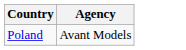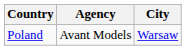+ column: (158, 14)
